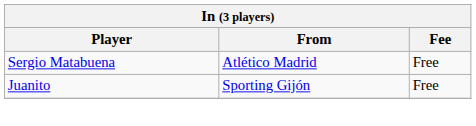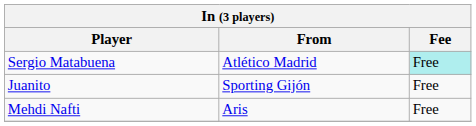(426, 62) no background -> (426, 62) paleturquoise background
+ row: (44, 109)
